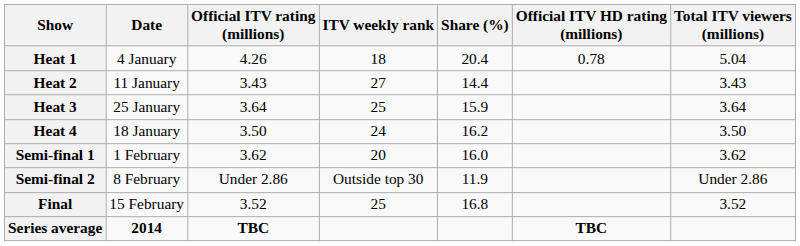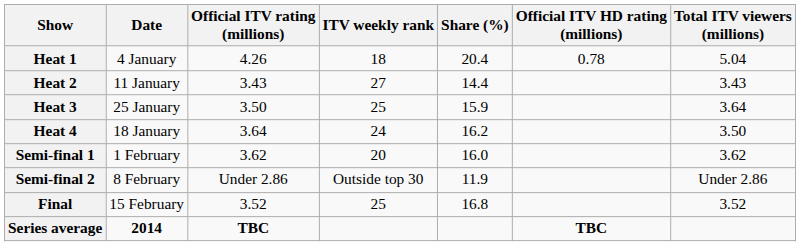(253, 107) 3.64 -> (253, 107) 3.50
(253, 131) 3.50 -> (253, 131) 3.64
